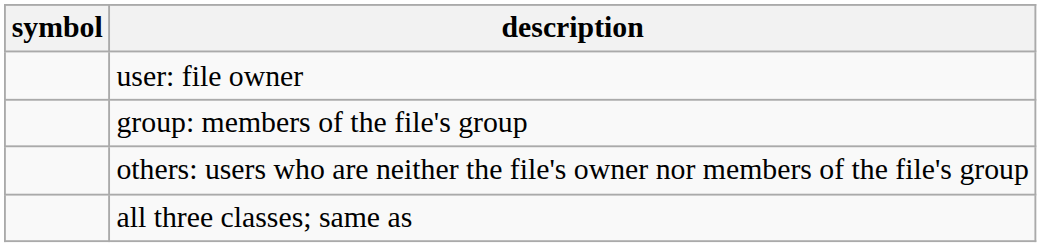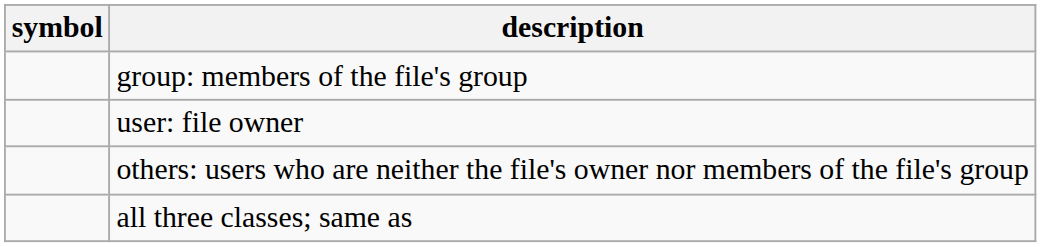rows swapped: (210, 75) <-> (322, 122)
